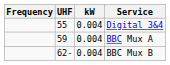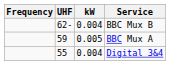rows swapped: (135, 25) <-> (130, 53)
(89, 39) 0.004 -> (89, 39) 0.005
